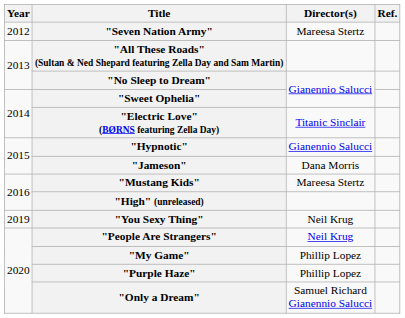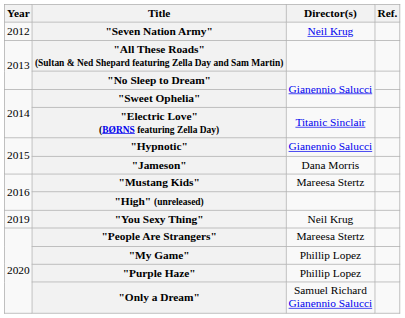(330, 31) Mareesa Stertz -> (330, 31) Neil Krug
(330, 237) Neil Krug -> (330, 237) Mareesa Stertz
